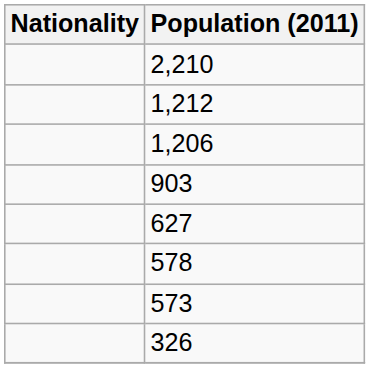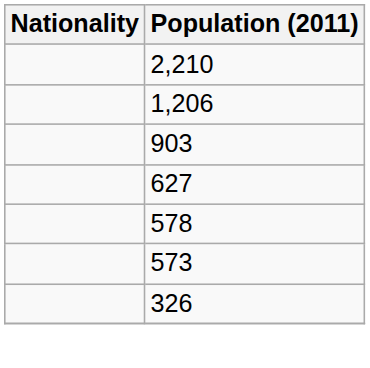- row: (182, 104)
